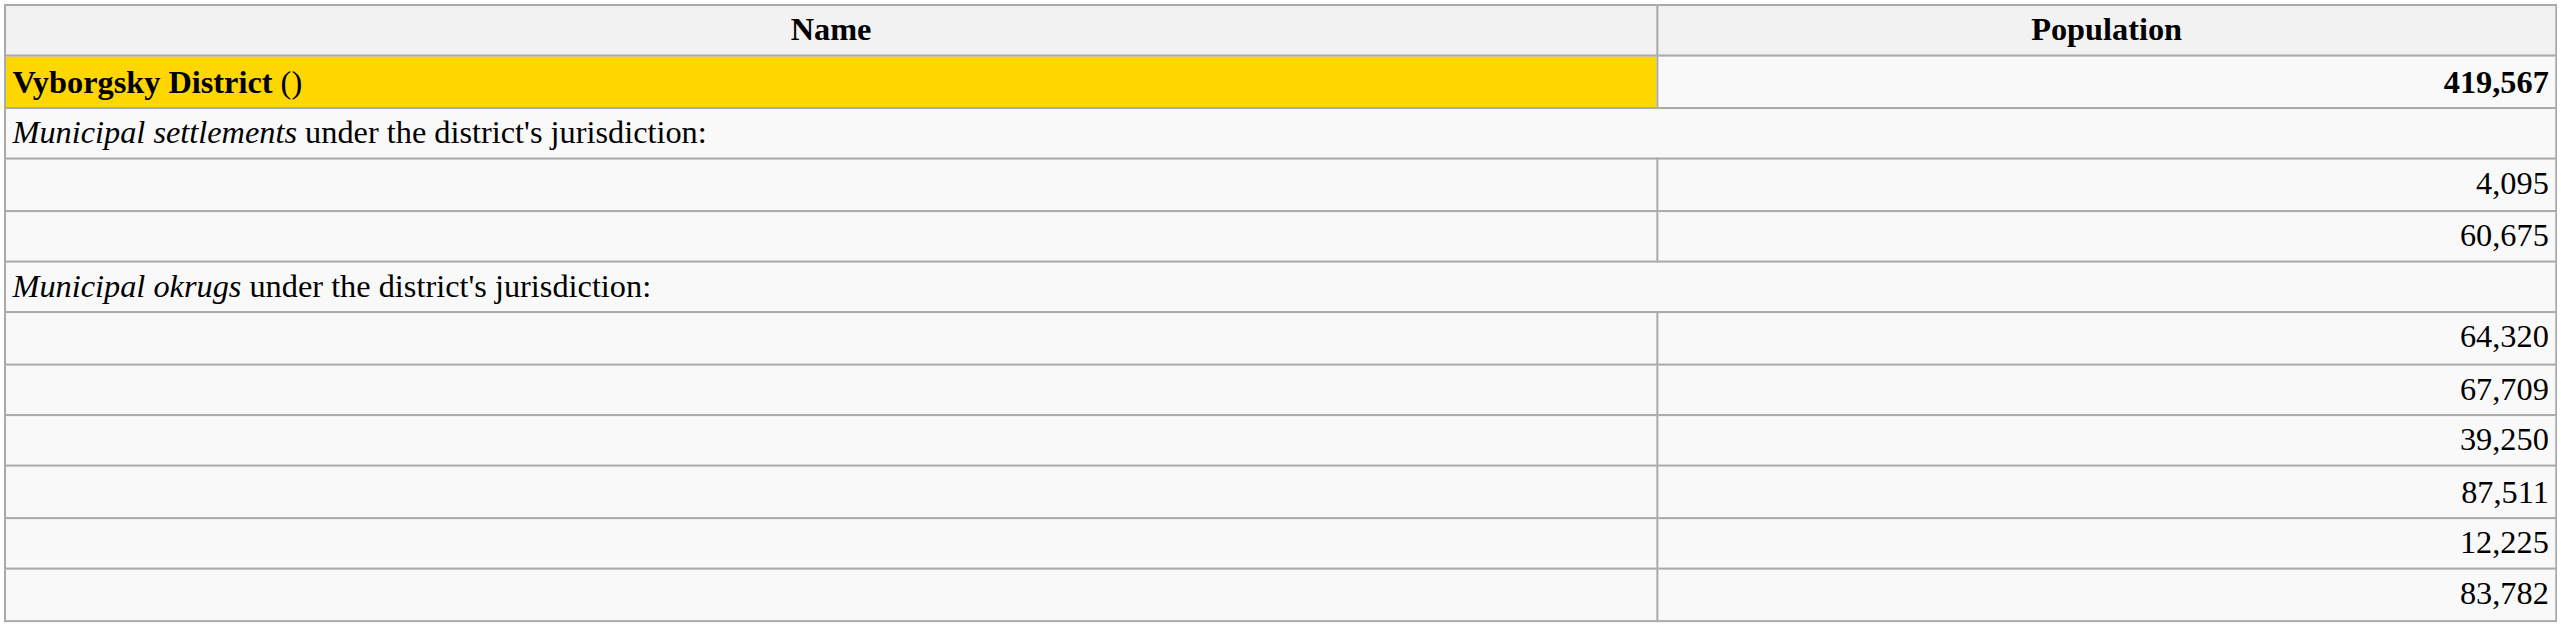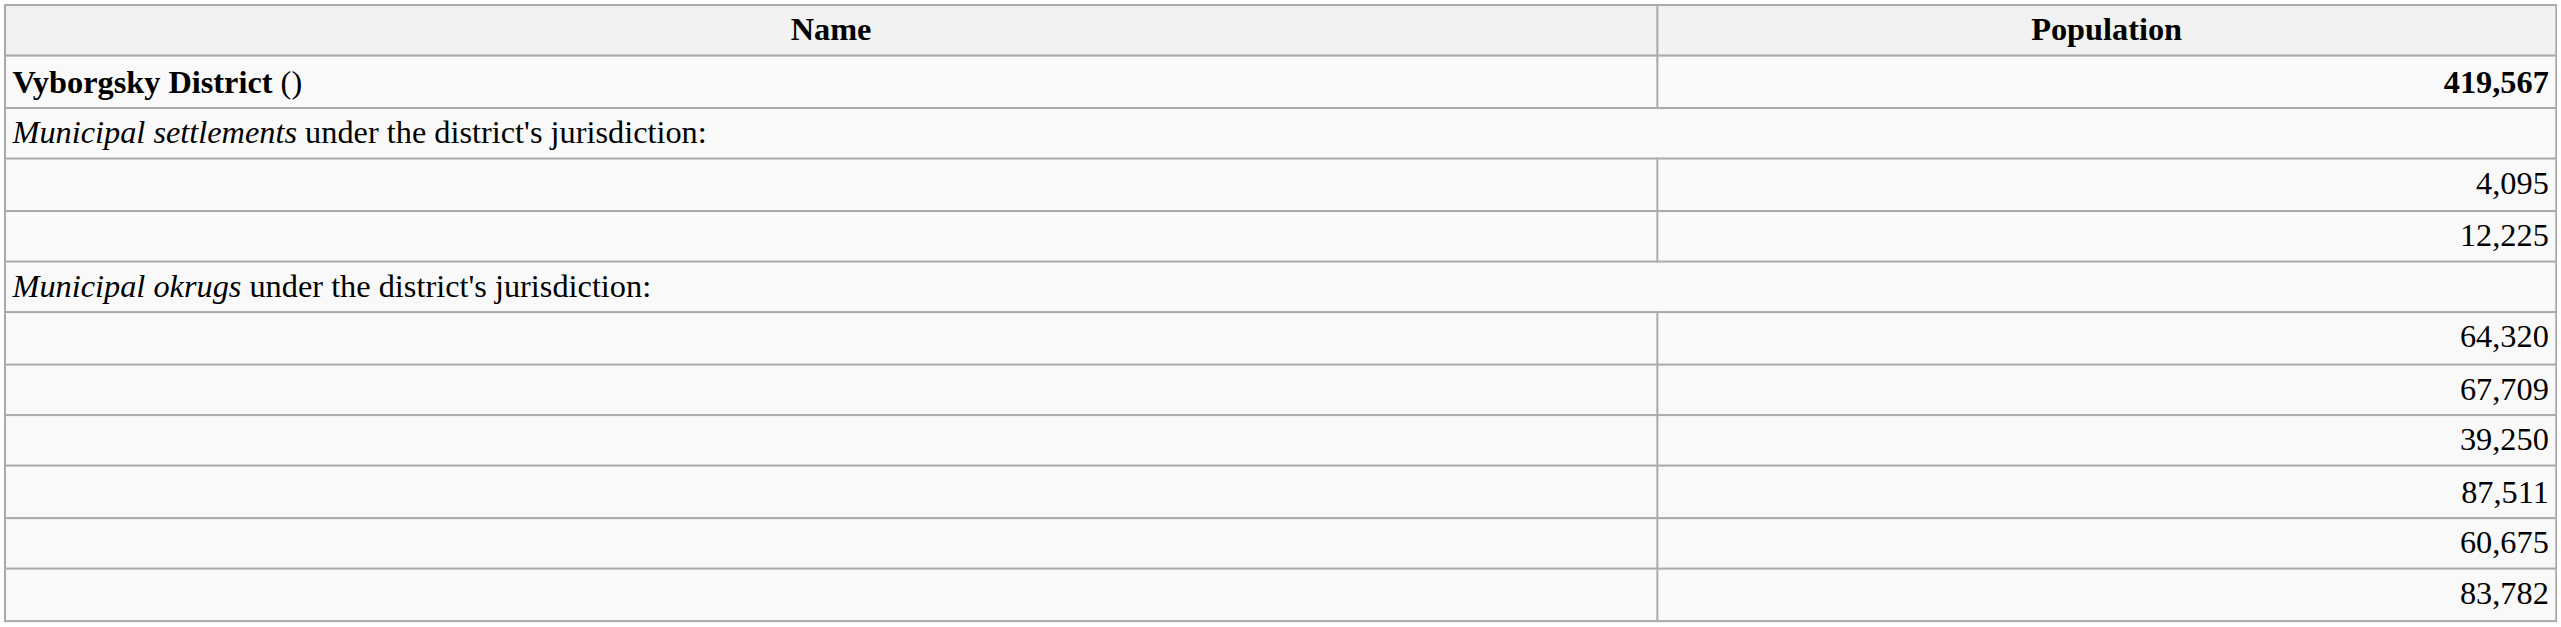(157, 81) gold background -> (157, 81) no background
rows swapped: (2504, 542) <-> (2504, 235)
